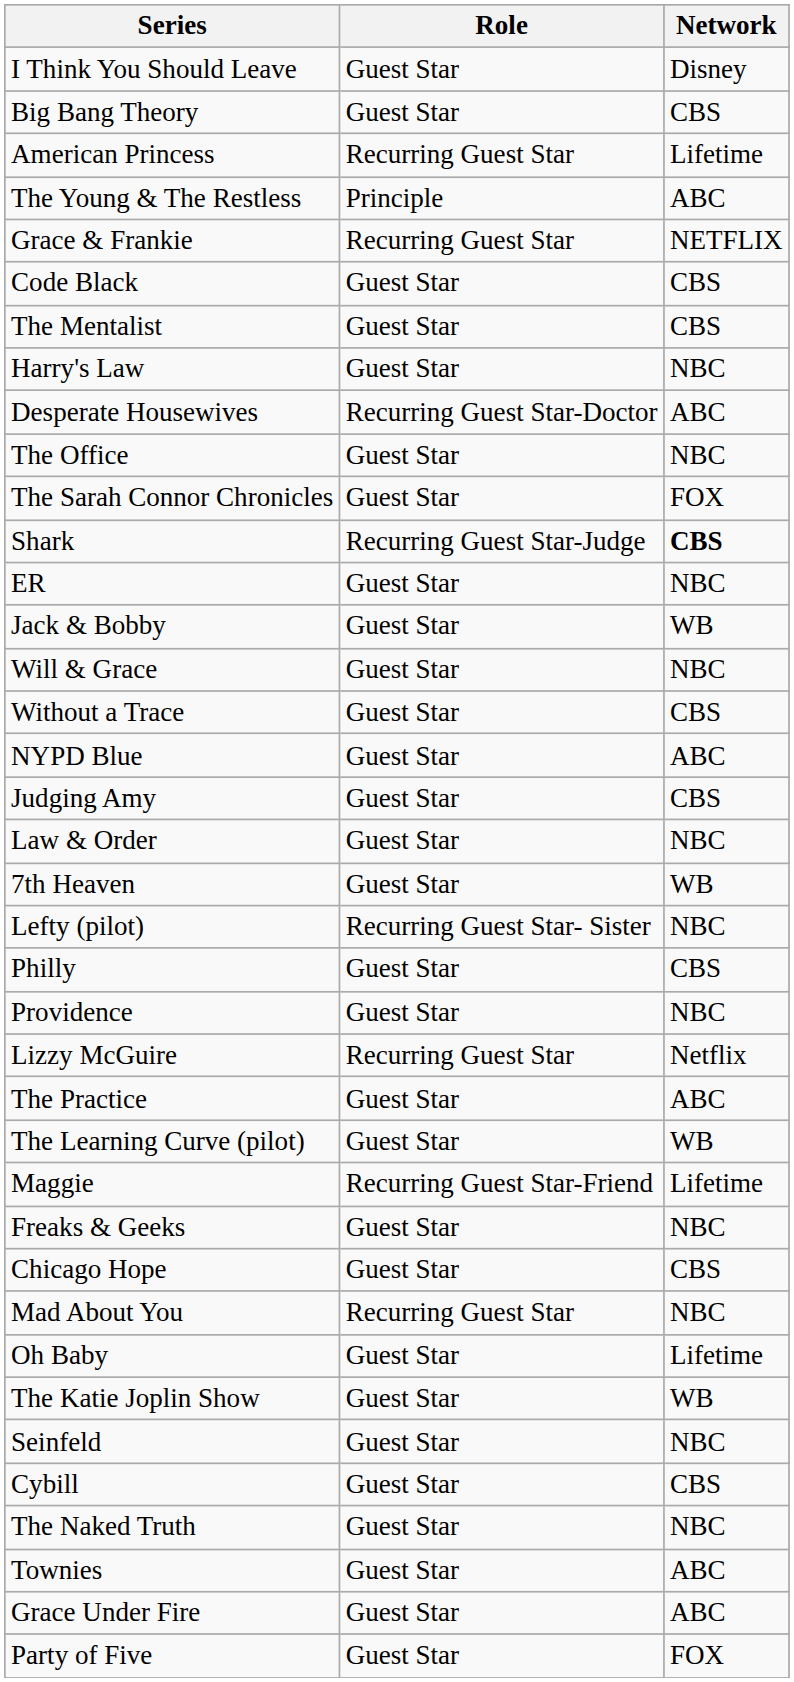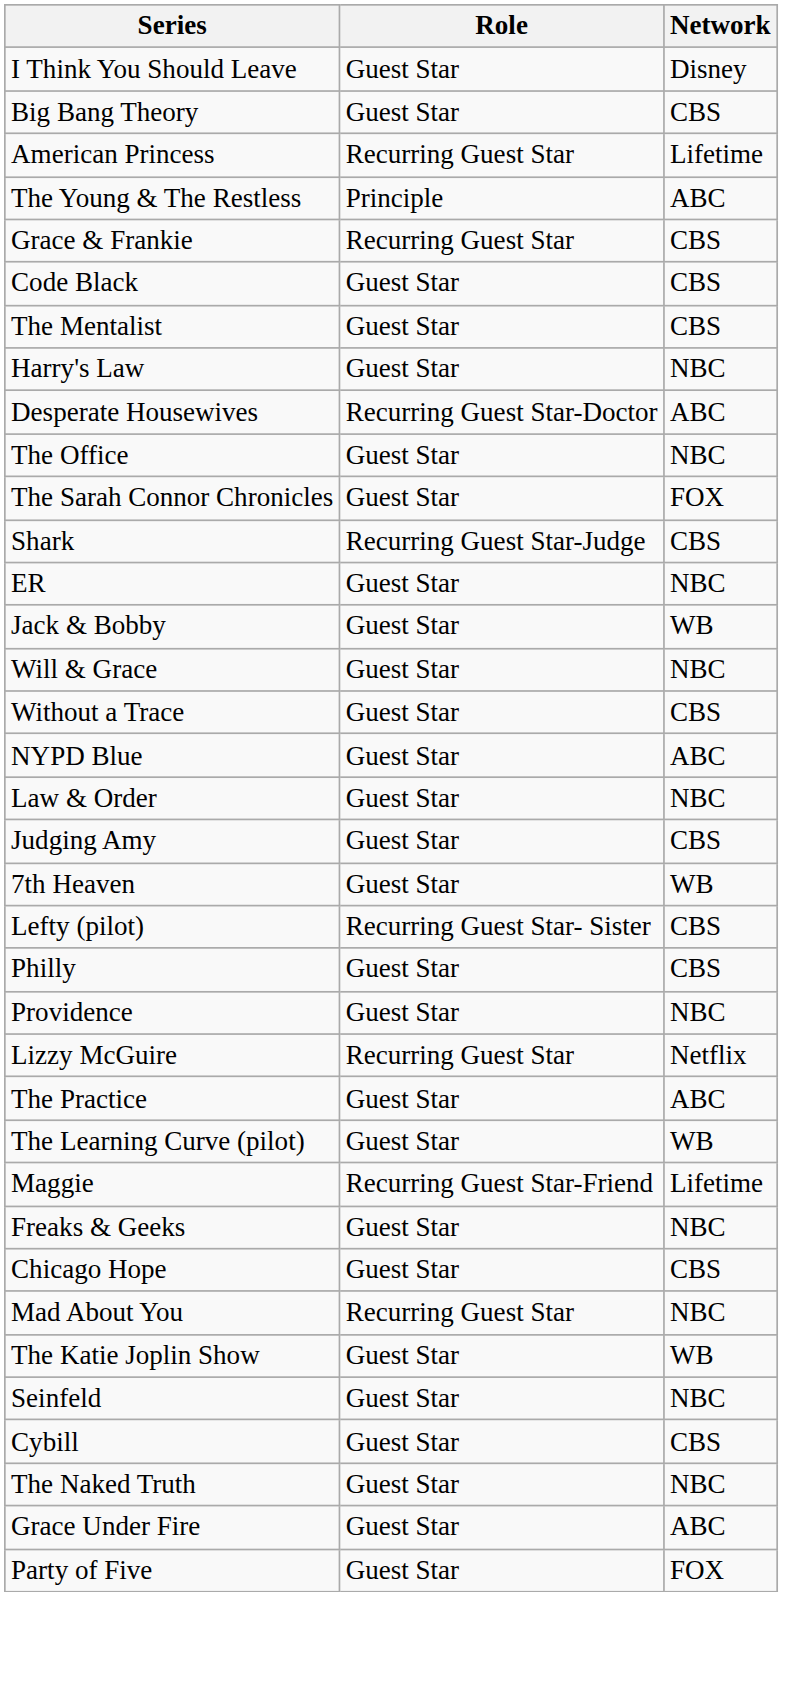(726, 240) NETFLIX -> (696, 240) CBS
(696, 540) bold -> (696, 540) normal
rows swapped: (84, 797) <-> (84, 840)
(698, 926) NBC -> (696, 926) CBS
- row: (60, 1355)
- row: (57, 1569)
